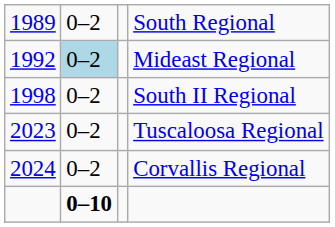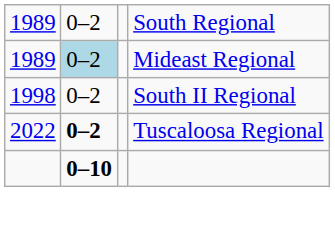(33, 58) 1992 -> (33, 58) 1989
(33, 131) 2023 -> (33, 131) 2022
(83, 131) normal -> (83, 131) bold
- row: (219, 167)
